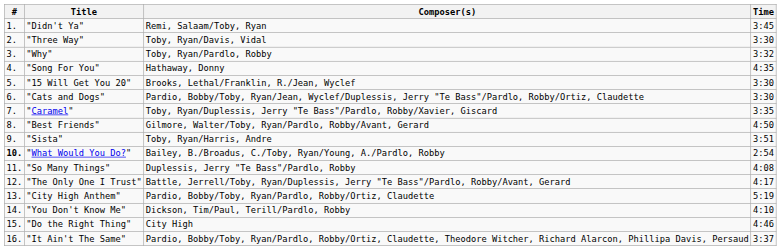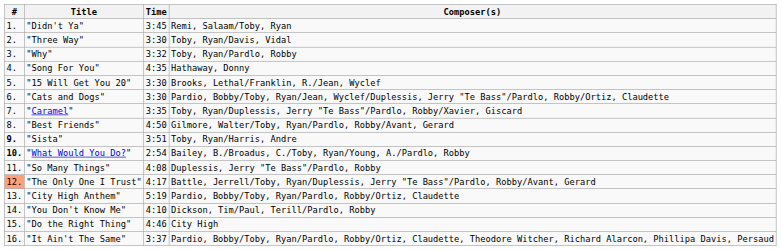columns swapped: (447, 11) <-> (763, 11)
(12, 139) normal -> (12, 139) bold
(14, 182) no background -> (14, 182) lightsalmon background
